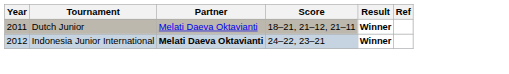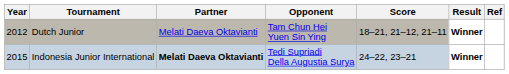+ column: (311, 12)
(17, 27) 2011 -> (17, 32) 2012
(17, 42) 2012 -> (17, 57) 2015
